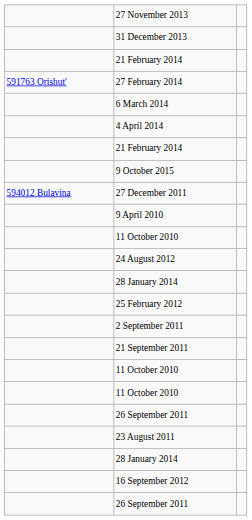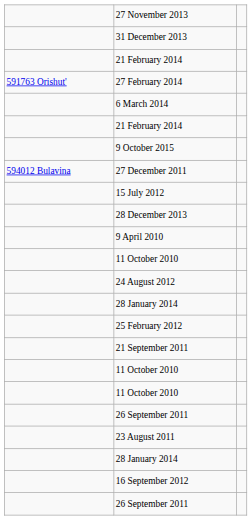- row: (59, 127)
+ row: (59, 193)
+ row: (59, 215)
- row: (59, 326)
